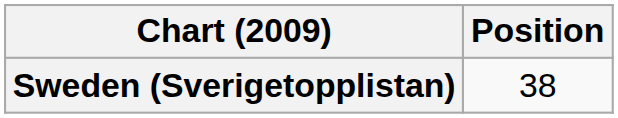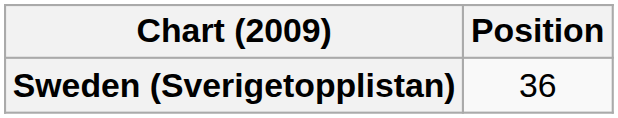(538, 84) 38 -> (538, 84) 36
